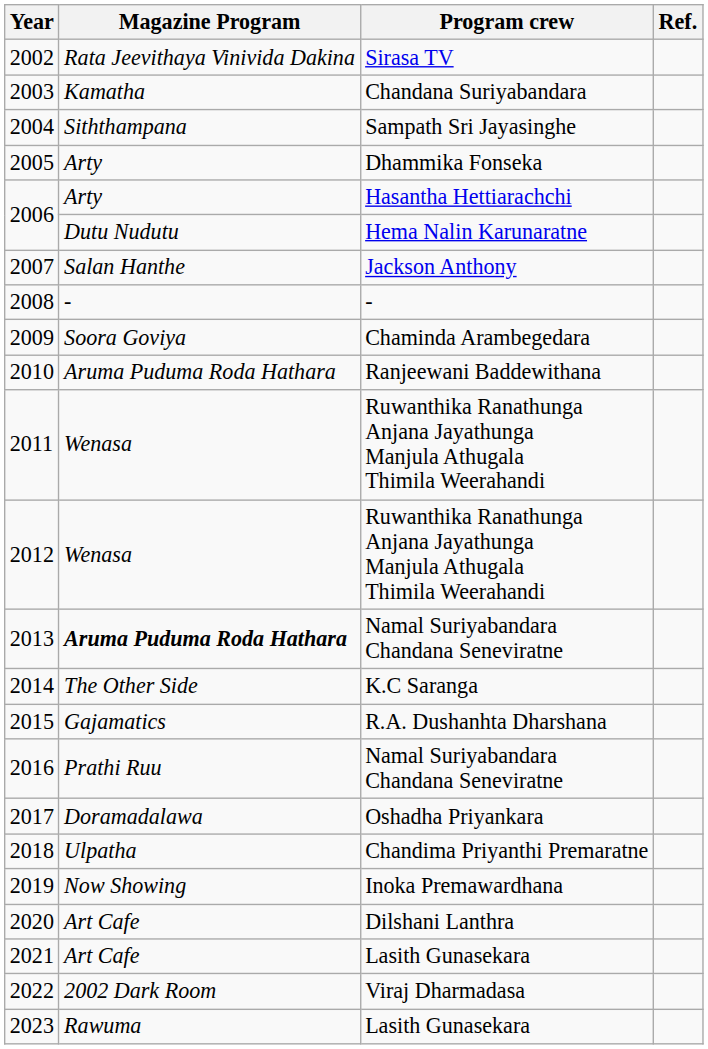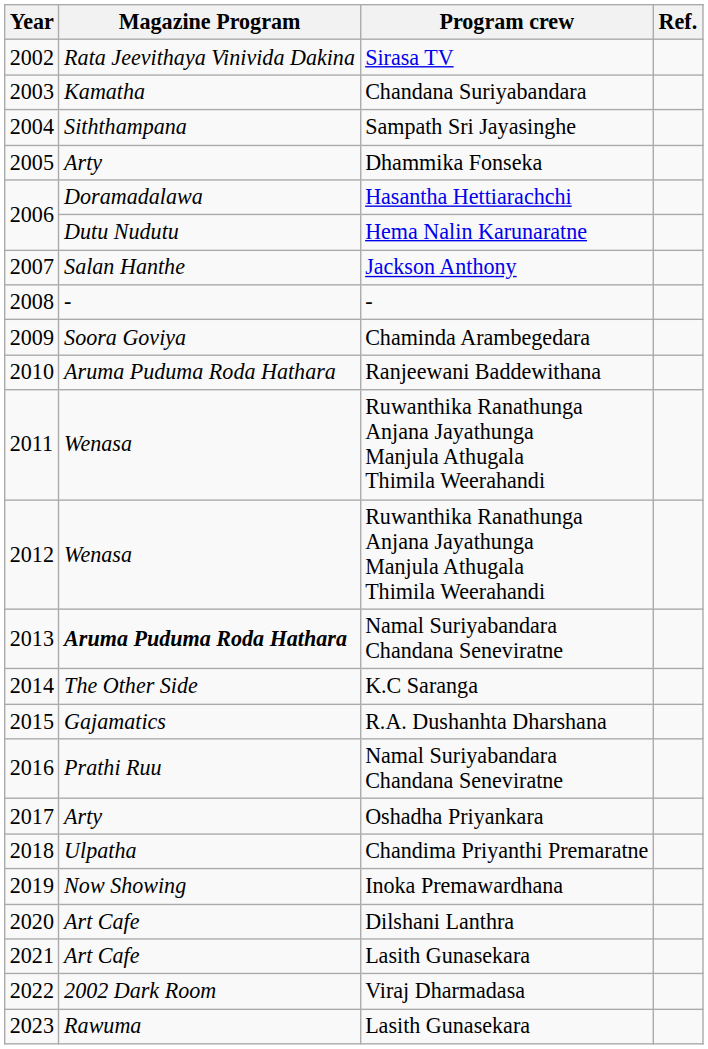(83, 197) Arty -> (133, 197) Doramadalawa
(133, 816) Doramadalawa -> (83, 816) Arty
